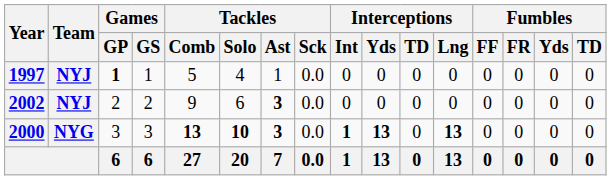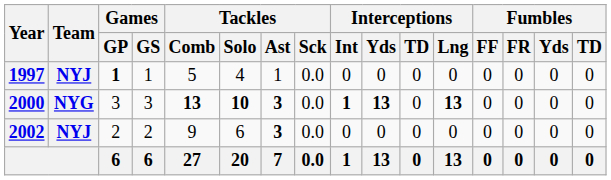rows swapped: (27, 132) <-> (27, 103)
